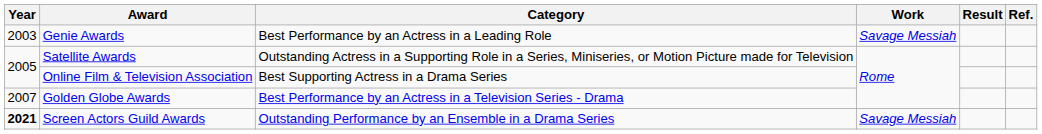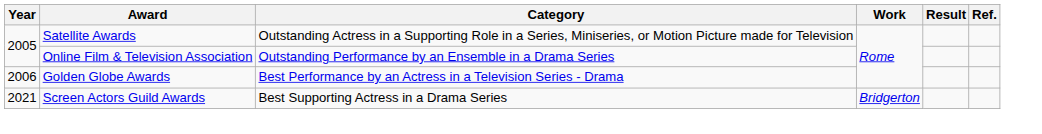- row: (83, 35)
(383, 77) Best Supporting Actress in a Drama Series -> (436, 56) Outstanding Performance by an Ensemble in a Drama Series
(22, 98) 2007 -> (22, 77) 2006
(22, 118) bold -> (22, 98) normal
(436, 118) Outstanding Performance by an Ensemble in a Drama Series -> (383, 98) Best Supporting Actress in a Drama Series
(908, 118) Savage Messiah -> (890, 98) Bridgerton
